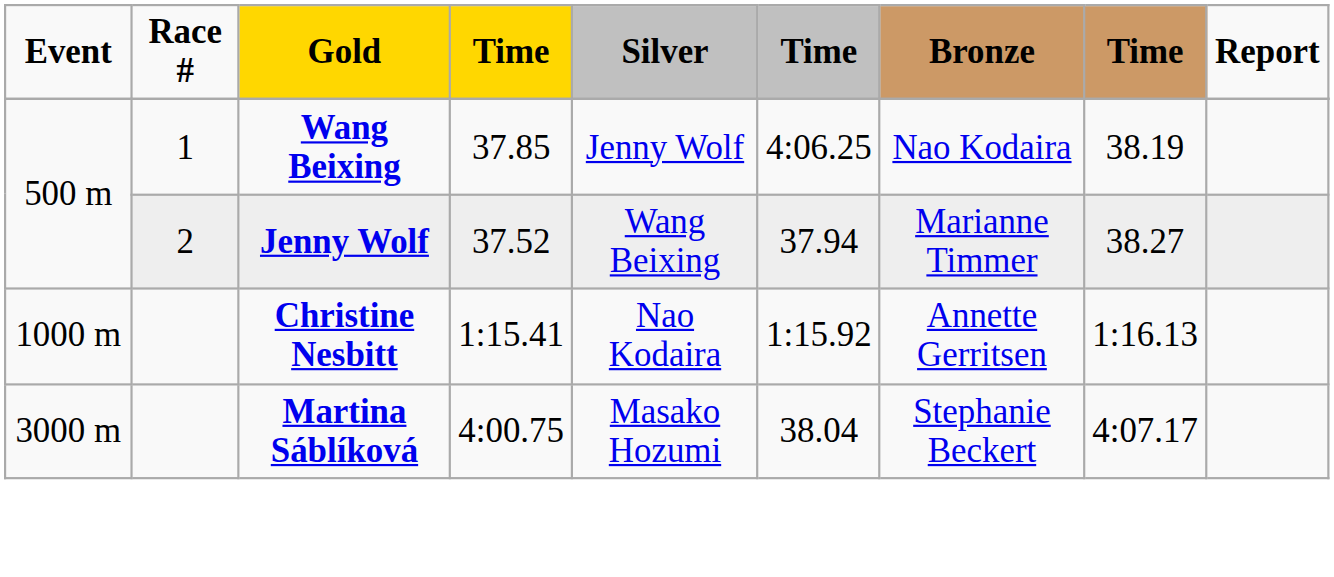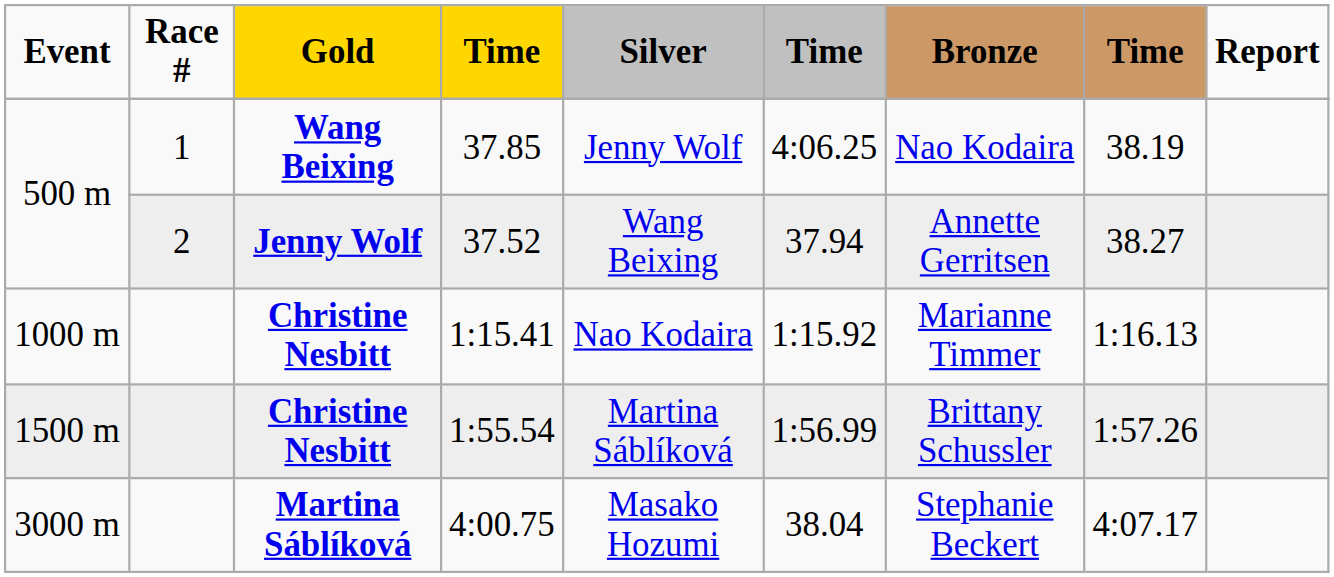(982, 240) Marianne Timmer -> (985, 240) Annette Gerritsen
(982, 335) Annette Gerritsen -> (985, 335) Marianne Timmer
+ row: (502, 430)
